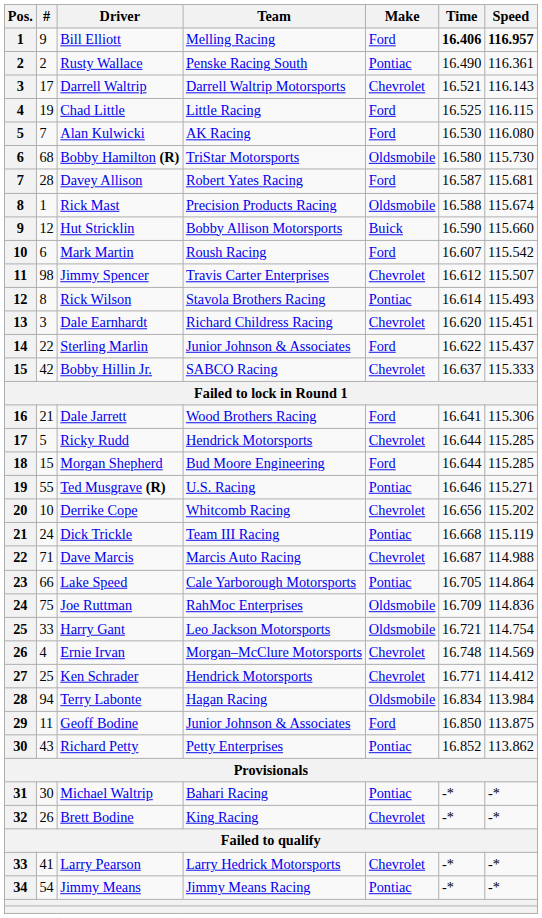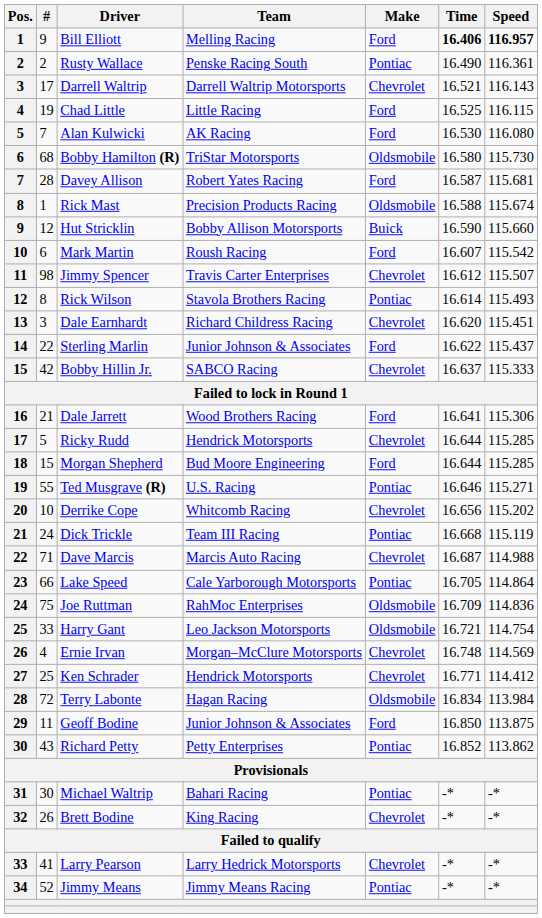(47, 699) 94 -> (47, 699) 72
(47, 888) 54 -> (47, 888) 52
